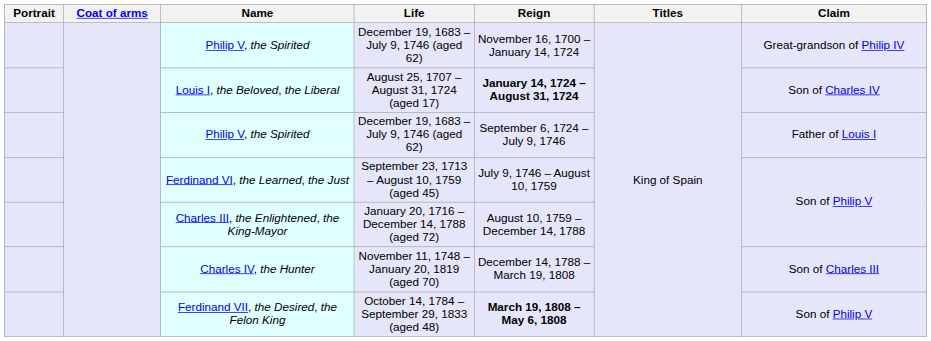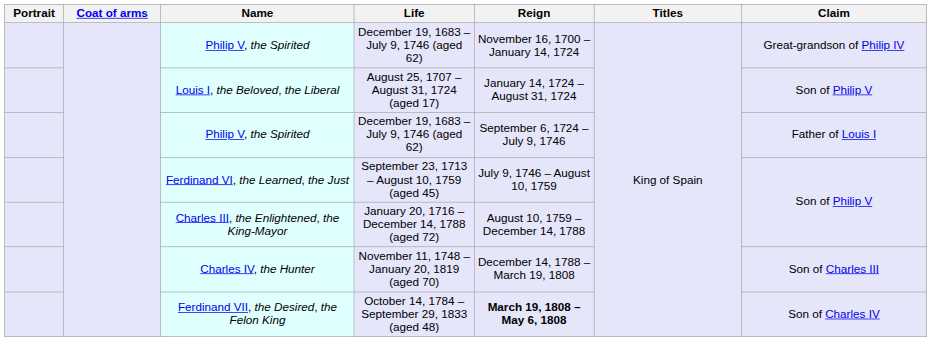(534, 90) bold -> (534, 90) normal
(834, 90) Son of Charles IV -> (834, 90) Son of Philip V
(834, 314) Son of Philip V -> (834, 314) Son of Charles IV
